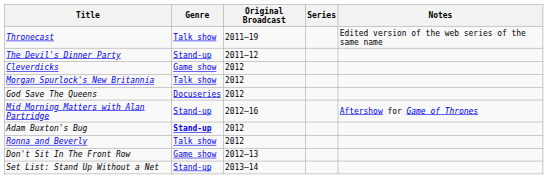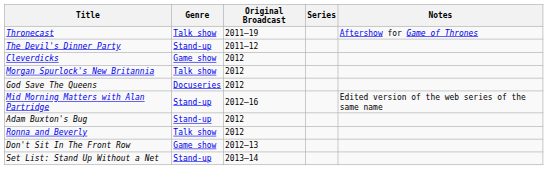(433, 37) Edited version of the web series of the same name -> (409, 33) Aftershow for Game of Thrones
(409, 111) Aftershow for Game of Thrones -> (433, 102) Edited version of the web series of the same name
(192, 129) bold -> (192, 120) normal
